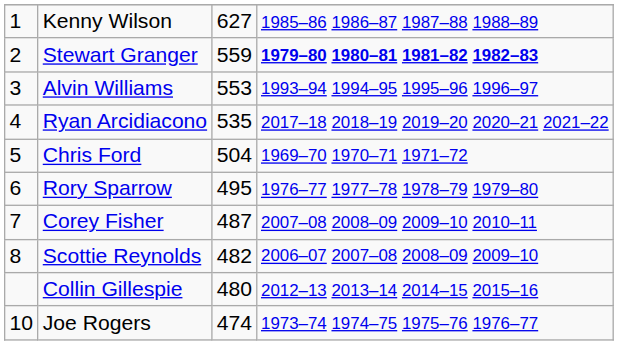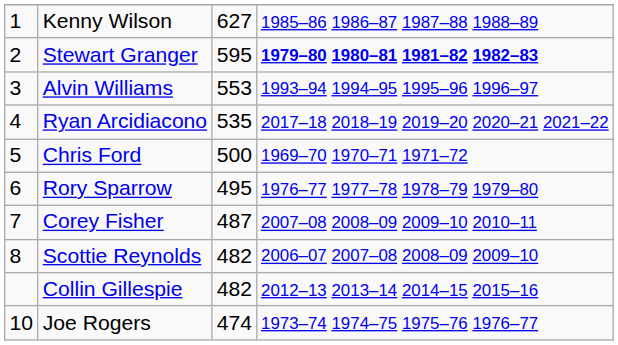(234, 54) 559 -> (234, 54) 595
(234, 155) 504 -> (234, 155) 500
(234, 289) 480 -> (234, 289) 482
